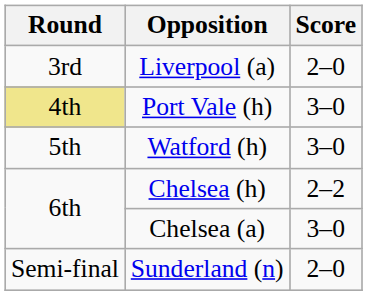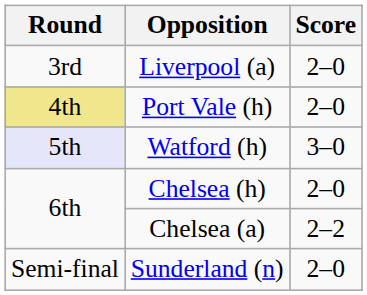(326, 106) 3–0 -> (326, 106) 2–0
(65, 147) no background -> (65, 147) lavender background
(326, 187) 2–2 -> (326, 187) 2–0
(326, 228) 3–0 -> (326, 228) 2–2
